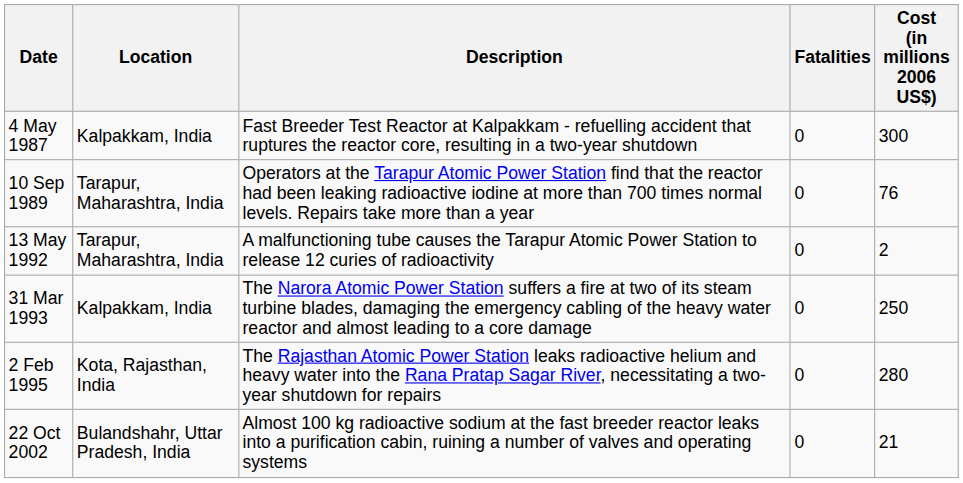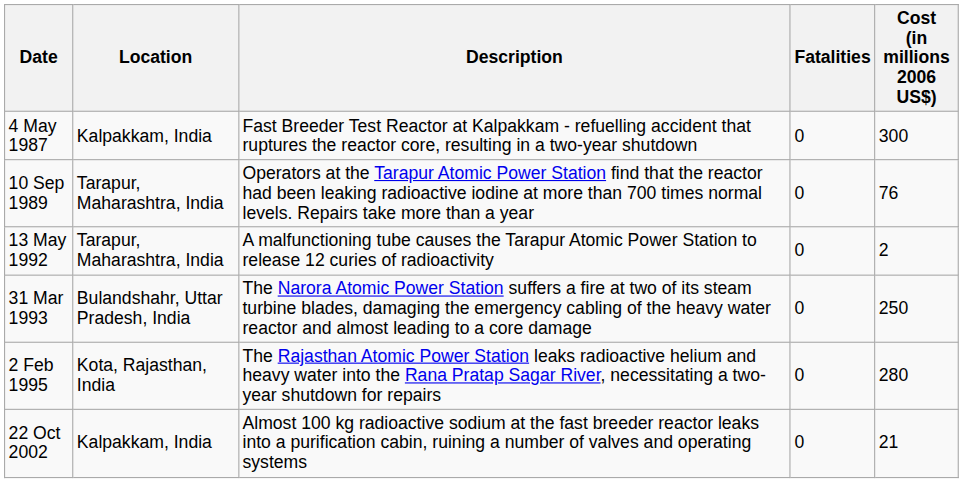(144, 308) Kalpakkam, India -> (150, 308) Bulandshahr, Uttar Pradesh, India
(150, 443) Bulandshahr, Uttar Pradesh, India -> (144, 443) Kalpakkam, India
